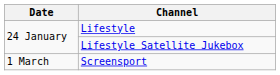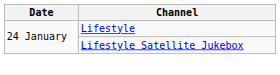- row: (114, 61)
